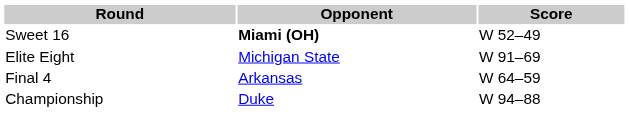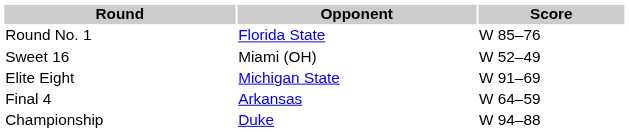+ row: (48, 35)
(279, 35) bold -> (277, 56) normal
